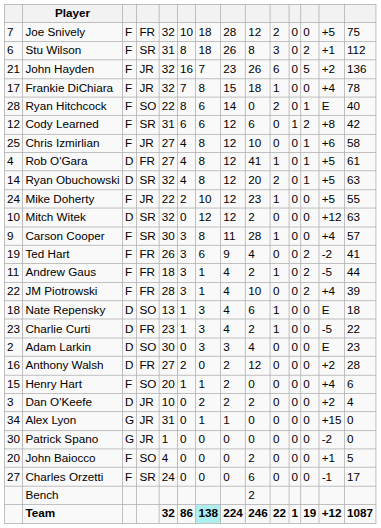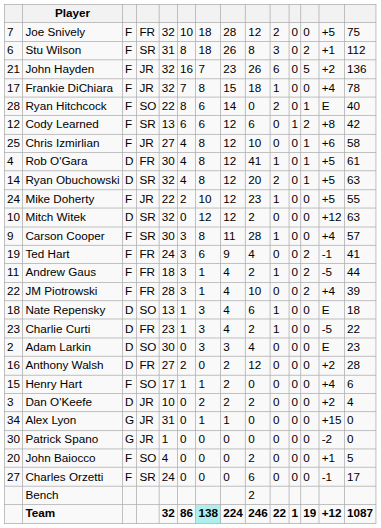(168, 124) 31 -> (168, 124) 13
(168, 161) 27 -> (168, 161) 30
(168, 254) 26 -> (168, 254) 24
(327, 254) -2 -> (327, 254) -1
(168, 384) 20 -> (168, 384) 17
